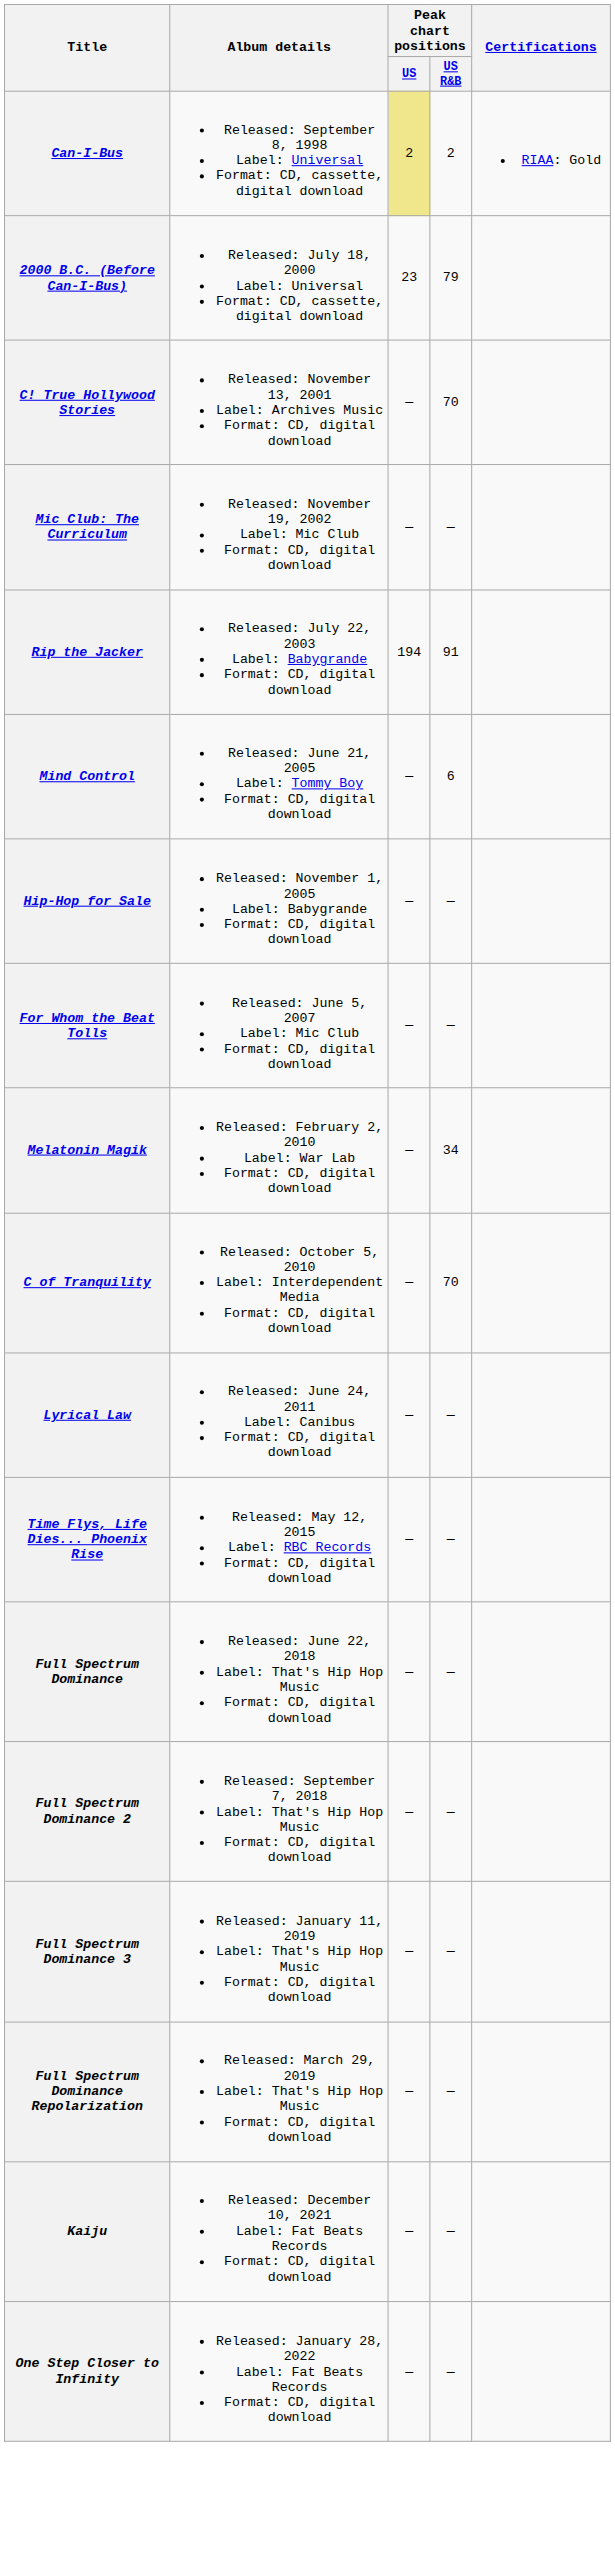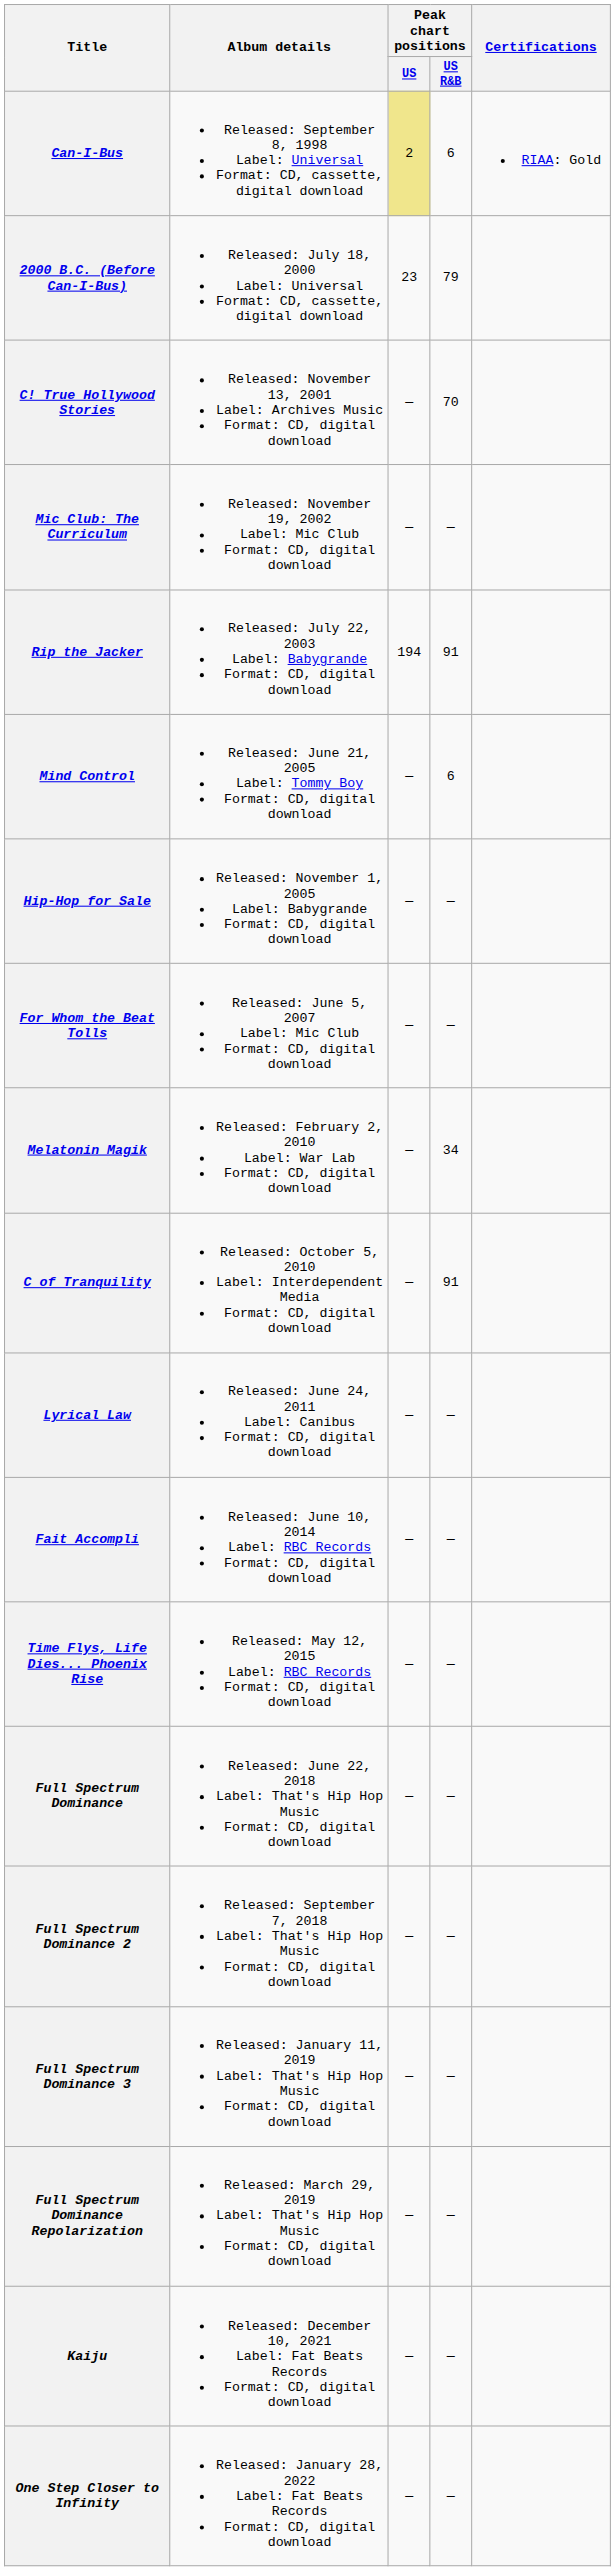(451, 153) 2 -> (451, 153) 6
(451, 1283) 70 -> (451, 1283) 91
+ row: (87, 1540)
